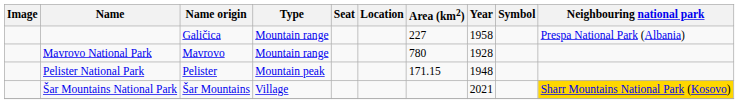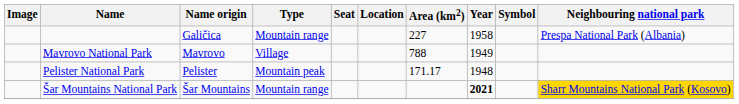(292, 53) Mountain range -> (272, 53) Village
(418, 53) 780 -> (418, 53) 788
(481, 53) 1928 -> (481, 53) 1949
(425, 71) 171.15 -> (425, 71) 171.17
(272, 89) Village -> (292, 89) Mountain range
(481, 89) normal -> (481, 89) bold
